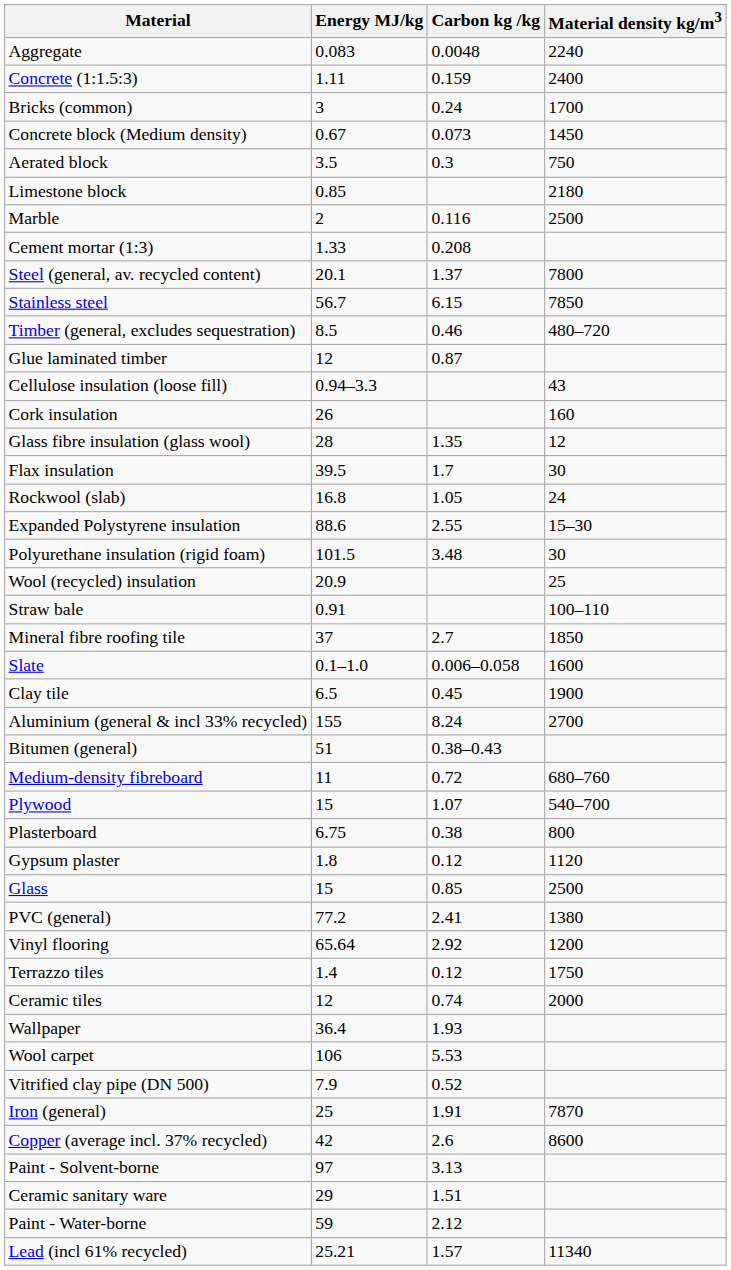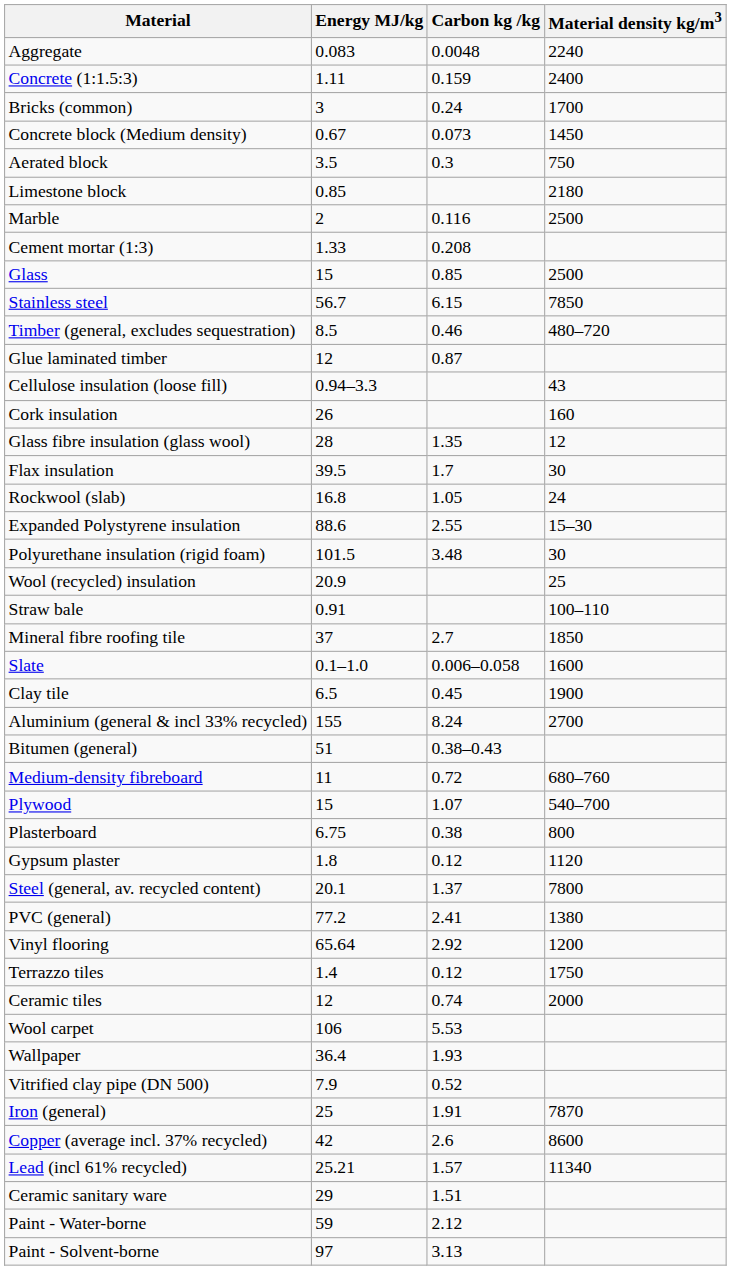rows swapped: (135, 274) <-> (28, 888)
rows swapped: (51, 1055) <-> (45, 1028)
rows swapped: (98, 1251) <-> (84, 1167)
